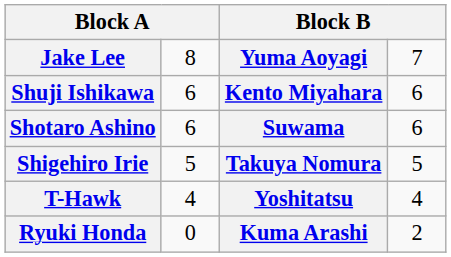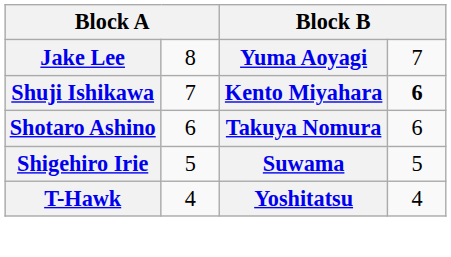(190, 92) 6 -> (190, 92) 7
(417, 92) normal -> (417, 92) bold
(304, 127) Suwama -> (304, 127) Takuya Nomura
(304, 163) Takuya Nomura -> (304, 163) Suwama
- row: (83, 233)
